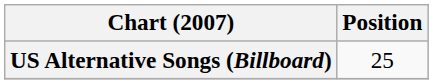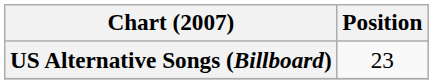(382, 59) 25 -> (382, 59) 23
